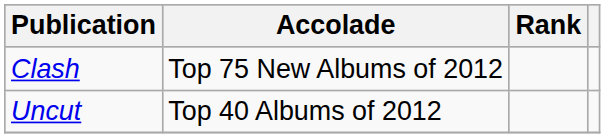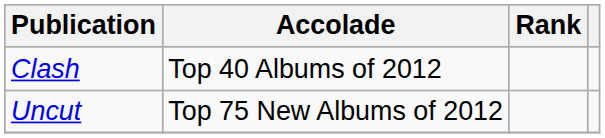(336, 68) Top 75 New Albums of 2012 -> (305, 68) Top 40 Albums of 2012
(305, 111) Top 40 Albums of 2012 -> (336, 111) Top 75 New Albums of 2012
